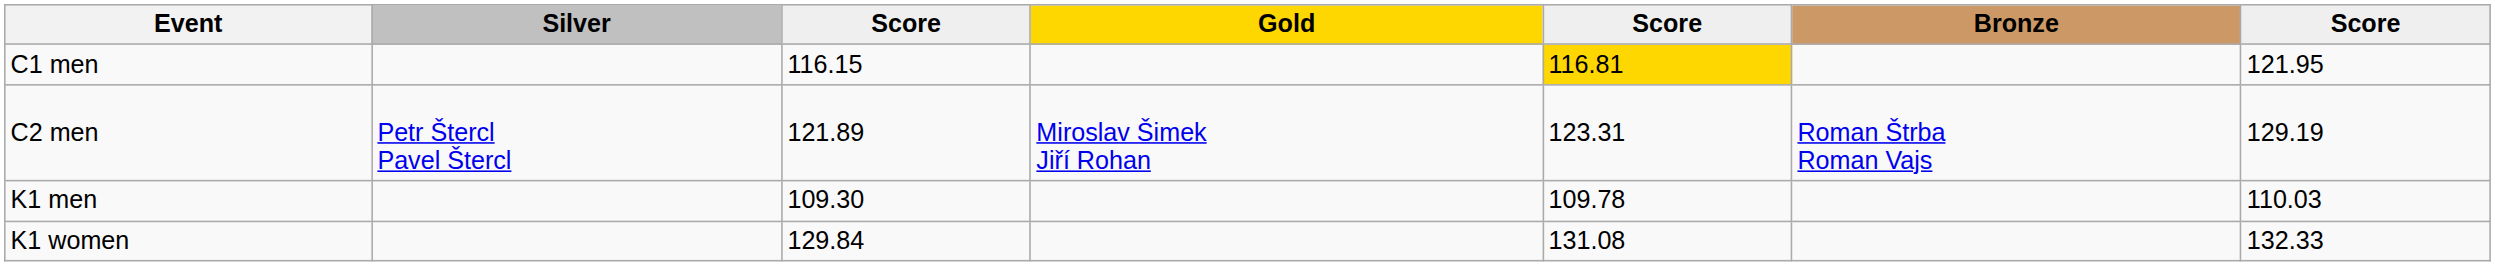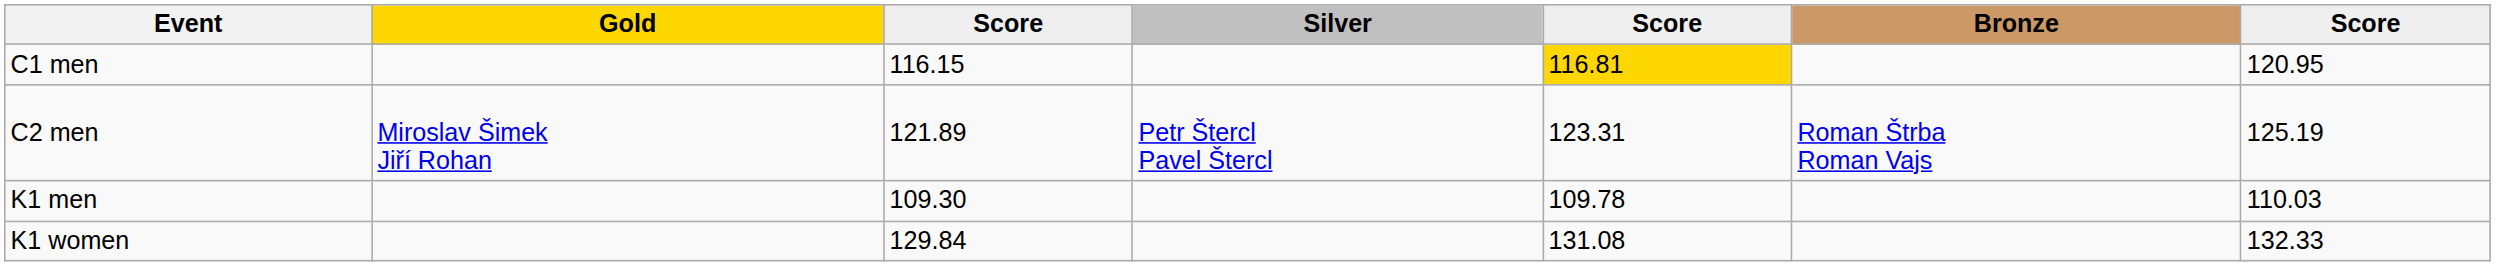columns swapped: (1287, 24) <-> (577, 24)
(2285, 64) 121.95 -> (2285, 64) 120.95
(2285, 132) 129.19 -> (2285, 132) 125.19
